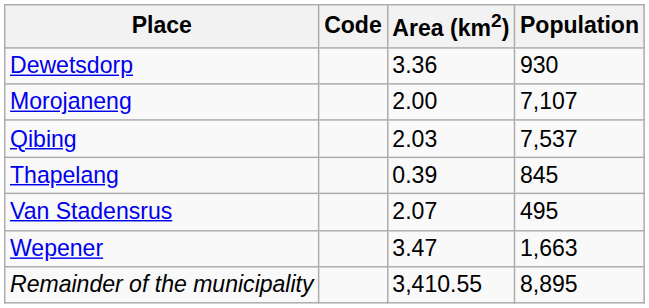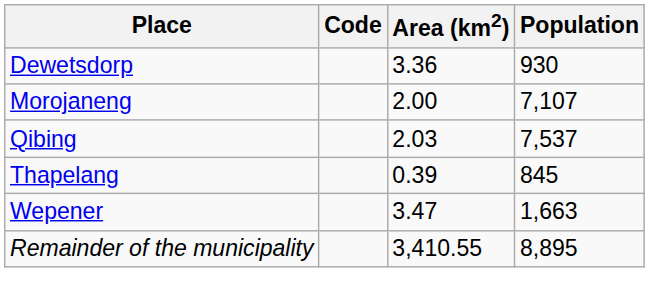- row: (91, 211)
